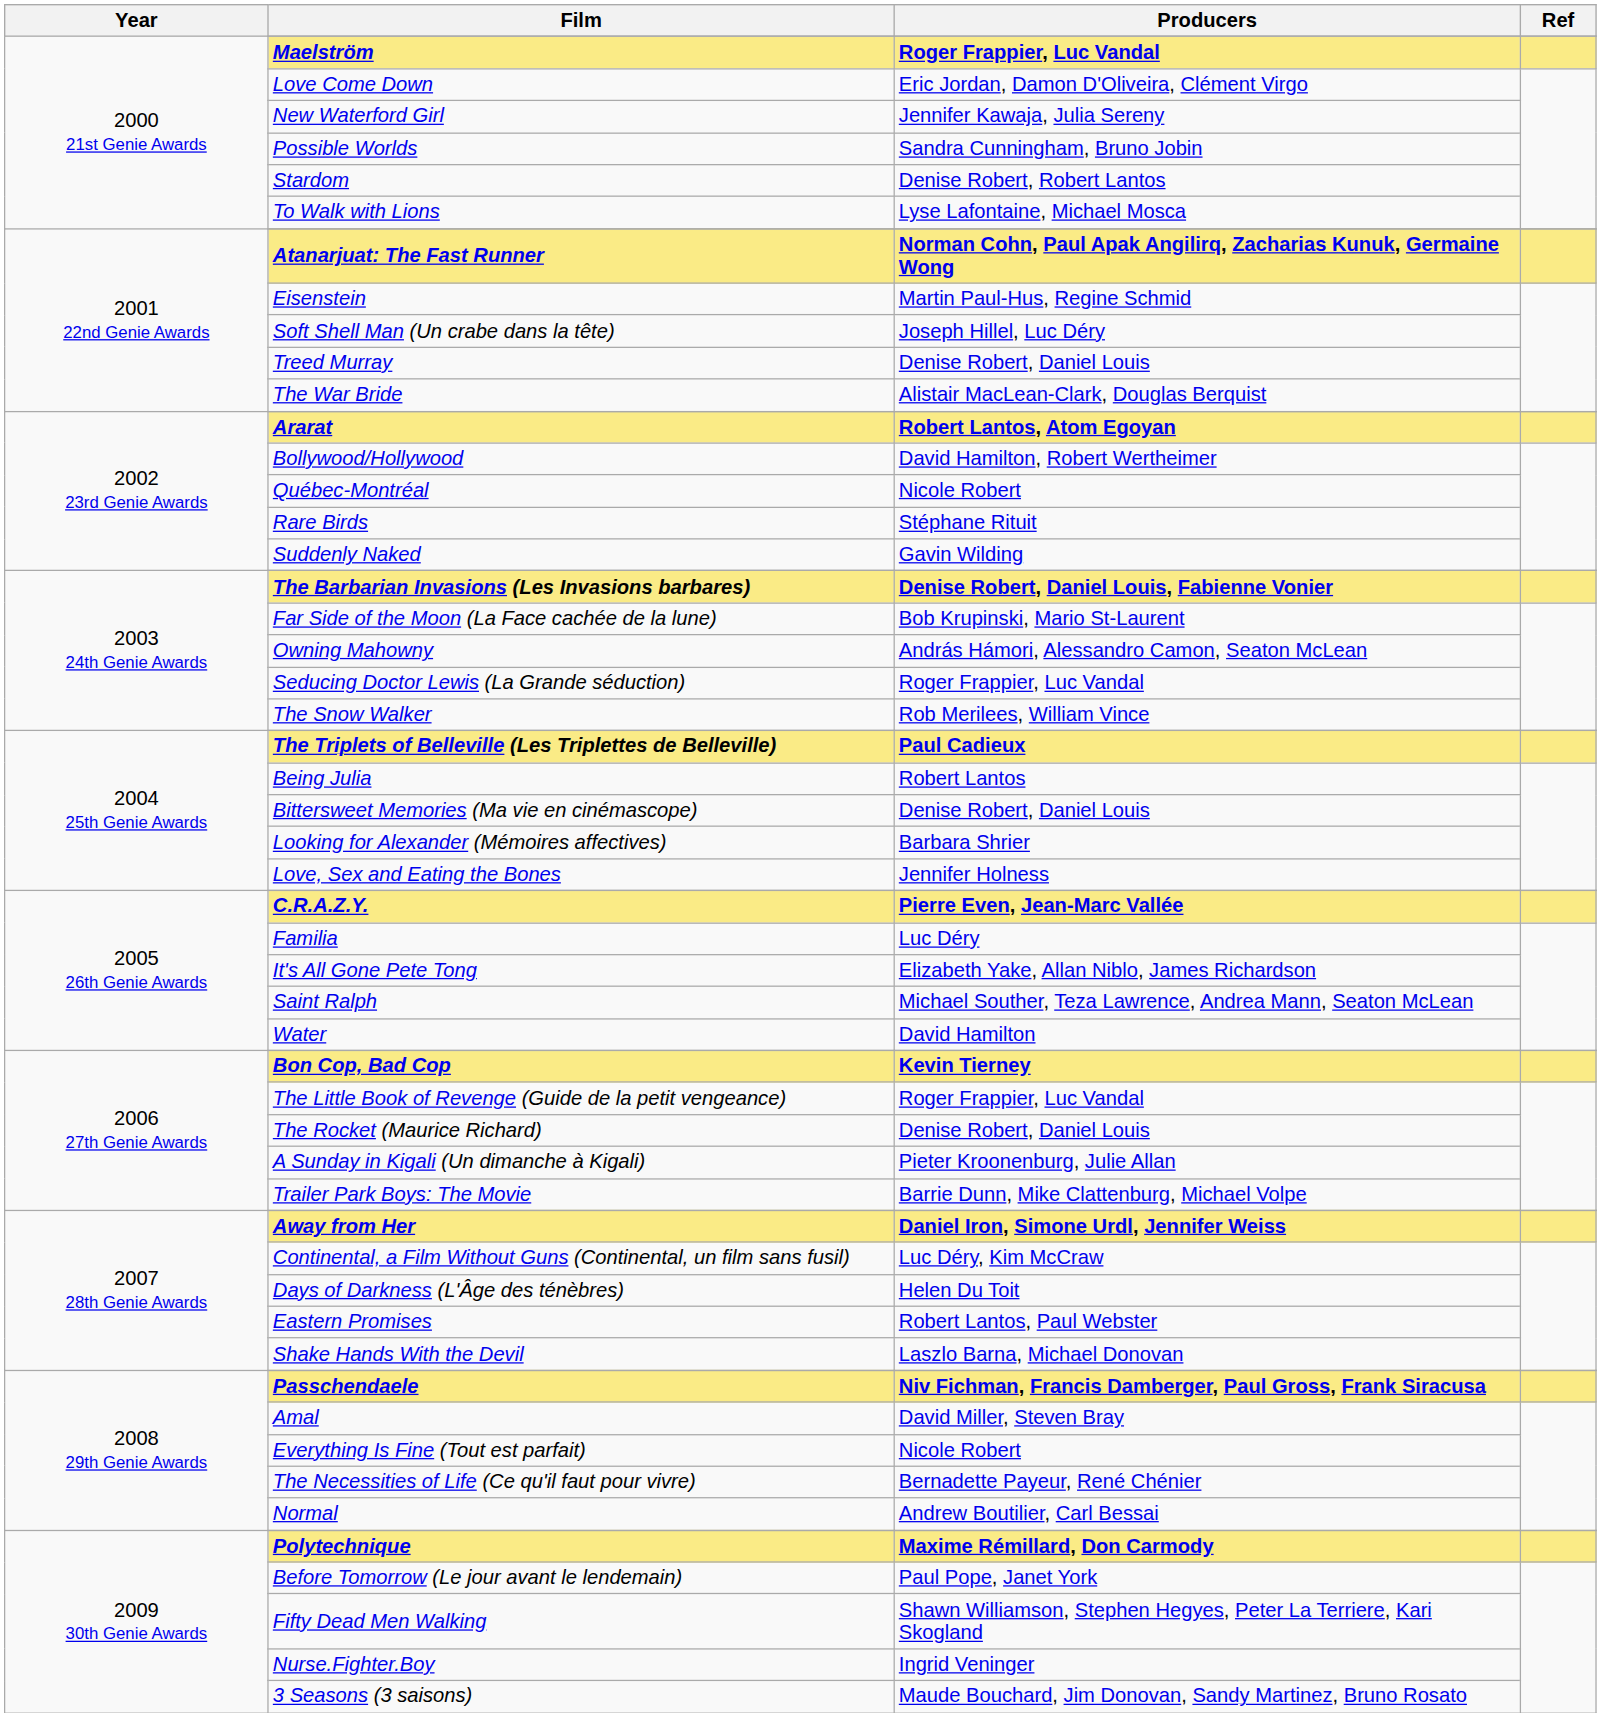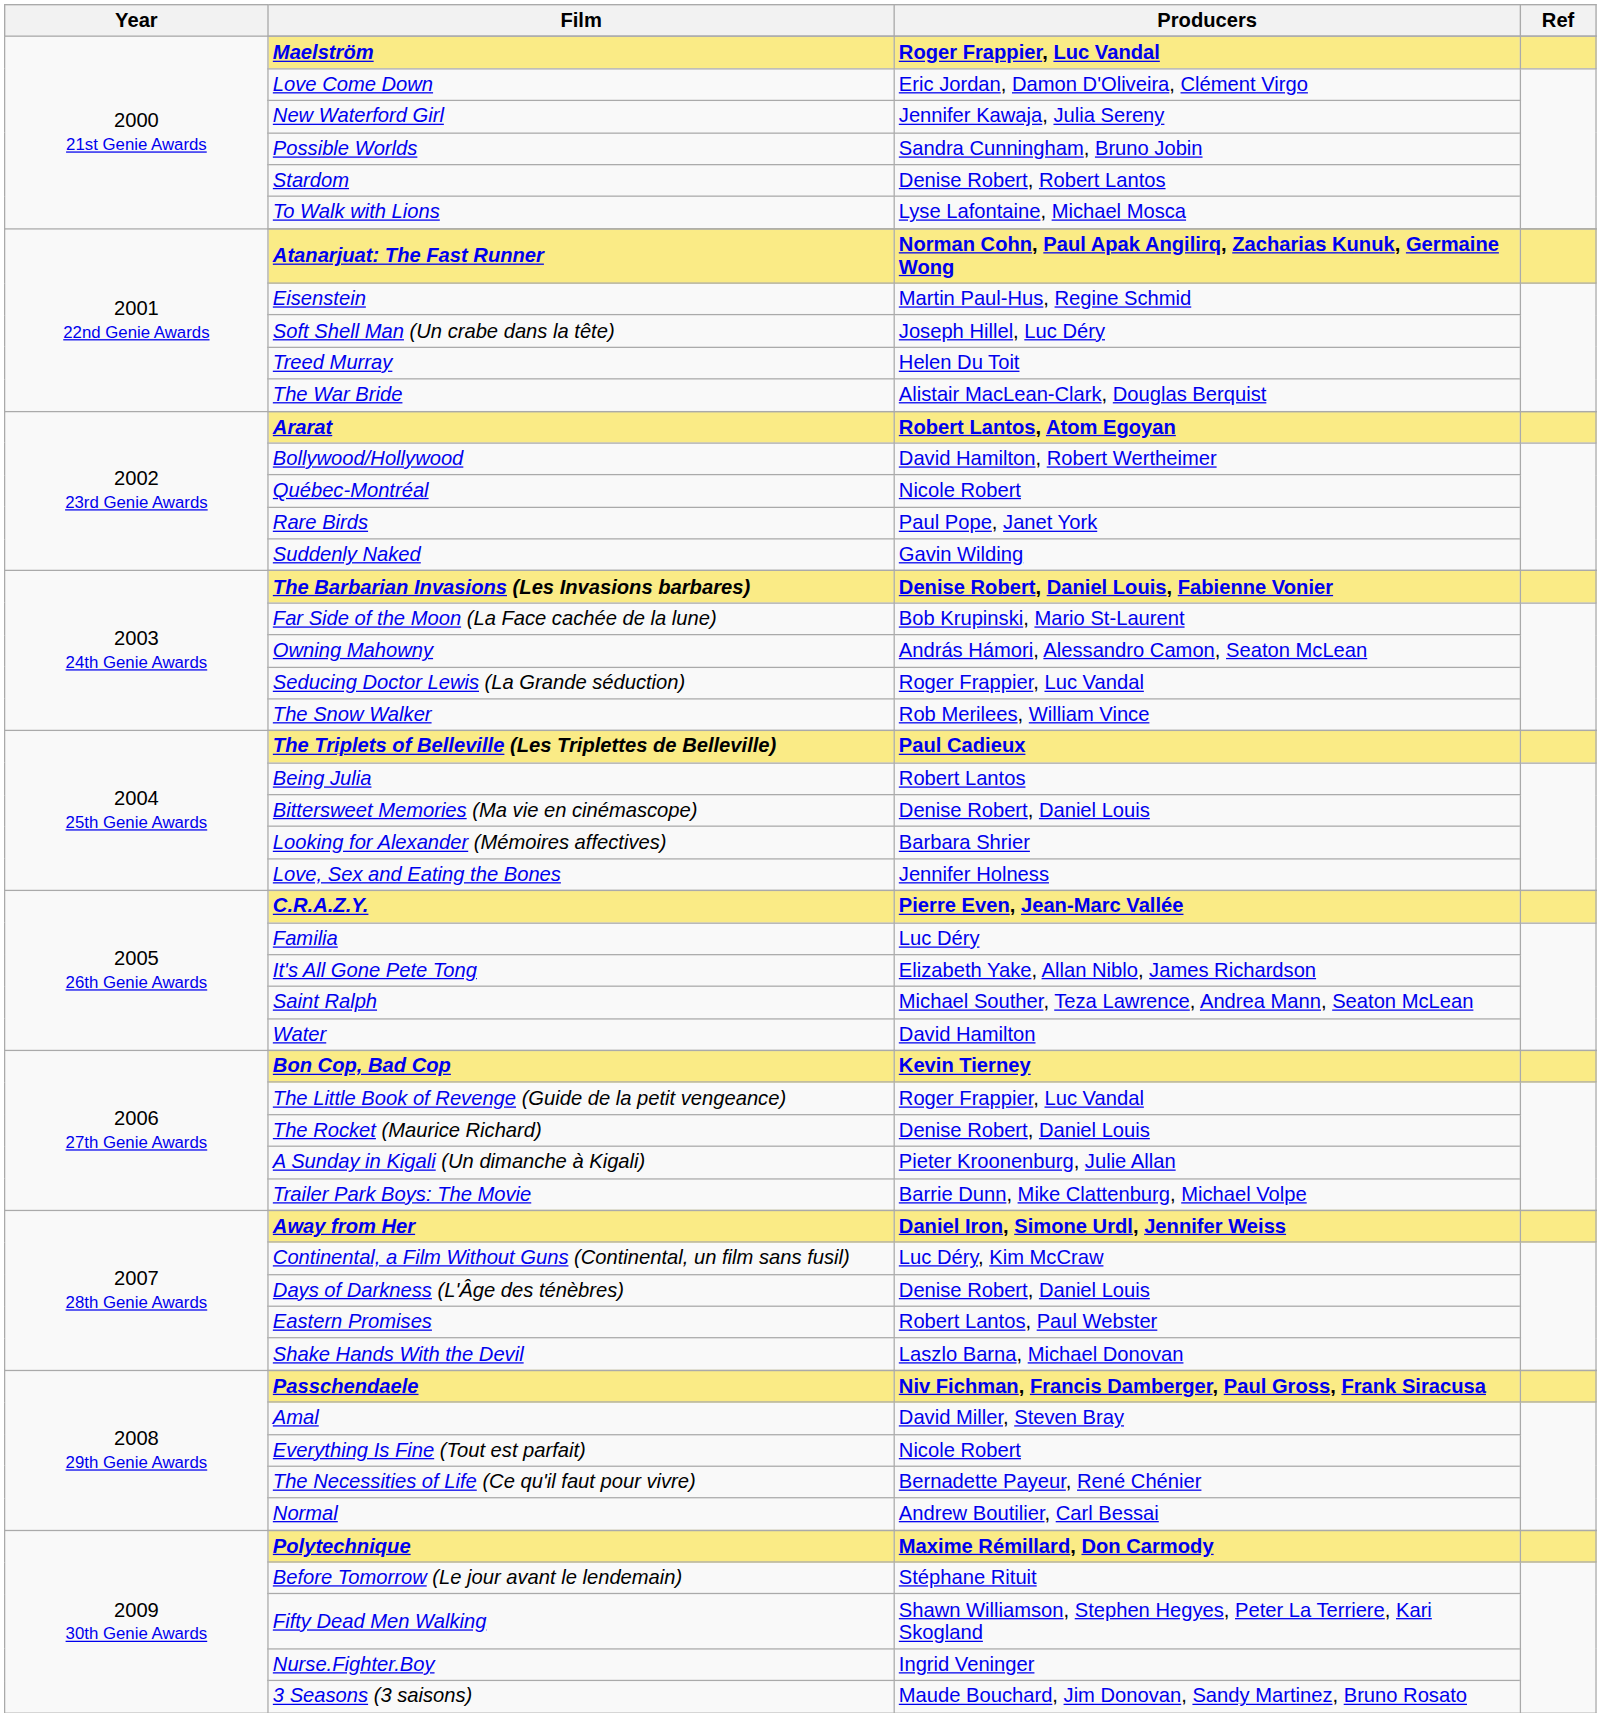(1024, 362) Denise Robert, Daniel Louis -> (959, 362) Helen Du Toit
(968, 522) Stéphane Rituit -> (998, 522) Paul Pope, Janet York
(959, 1290) Helen Du Toit -> (1024, 1290) Denise Robert, Daniel Louis
(998, 1577) Paul Pope, Janet York -> (968, 1577) Stéphane Rituit
